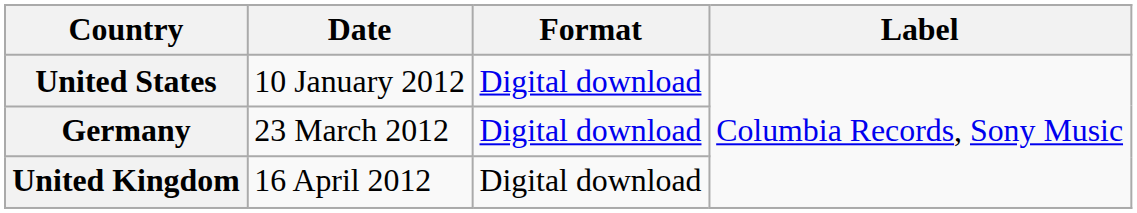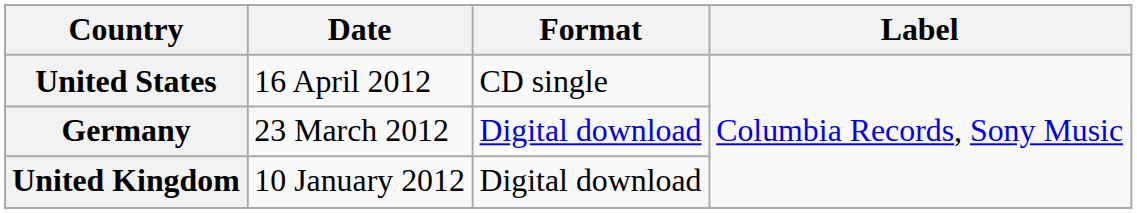(360, 80) 10 January 2012 -> (343, 80) 16 April 2012
(591, 80) Digital download -> (544, 80) CD single
(343, 181) 16 April 2012 -> (360, 181) 10 January 2012
